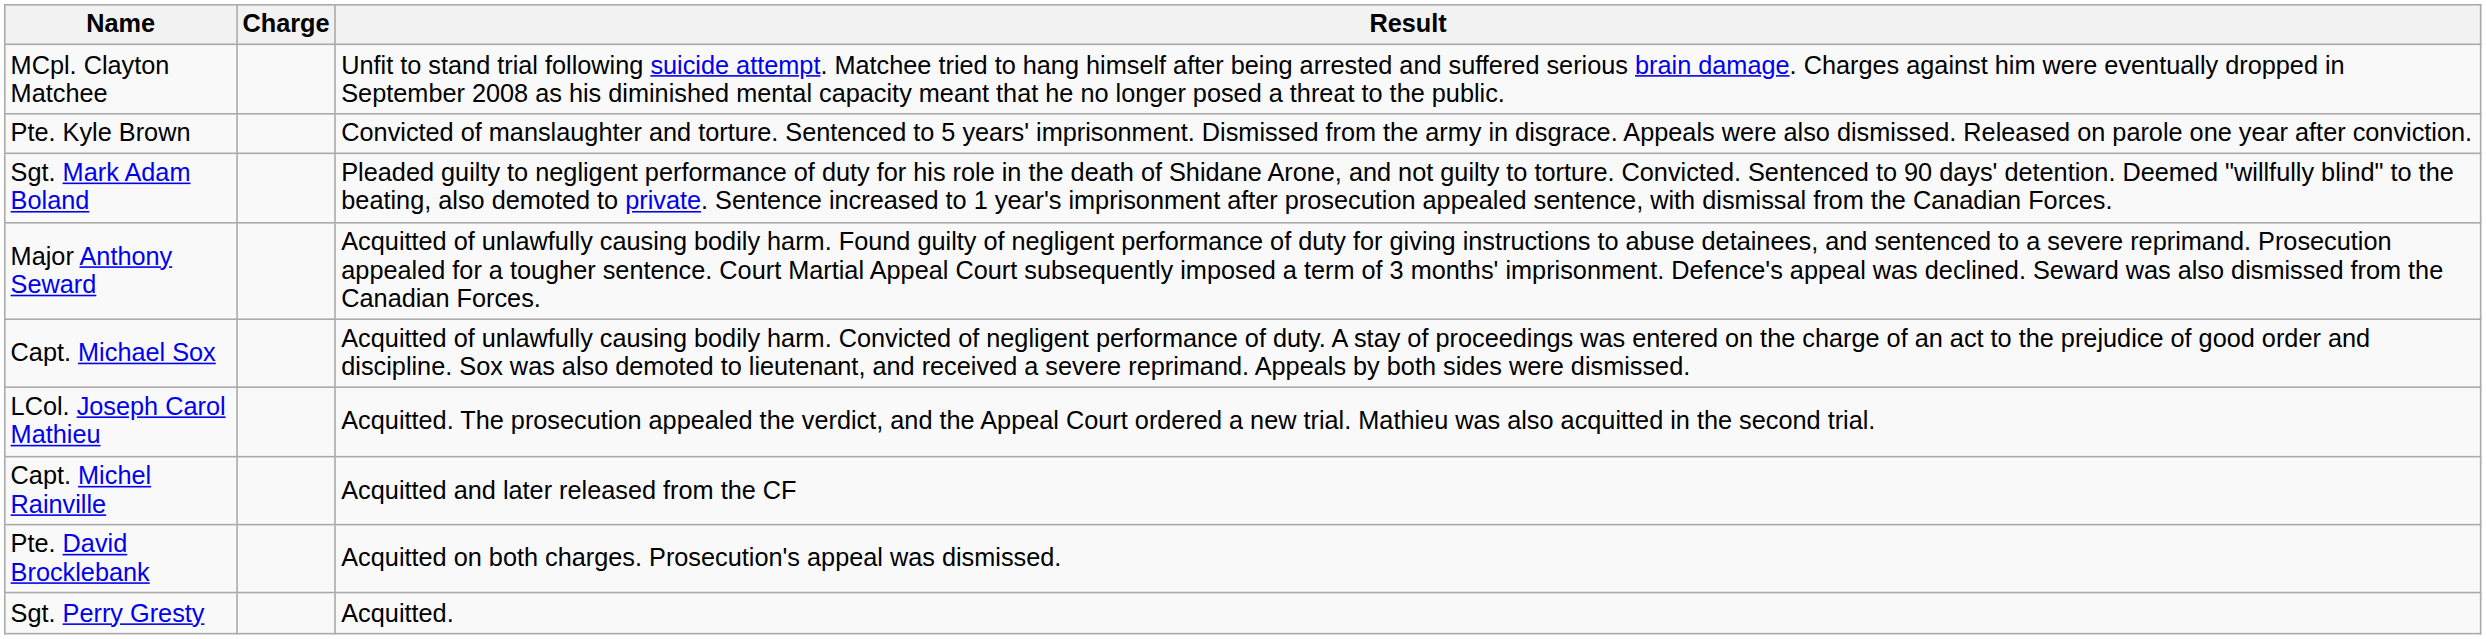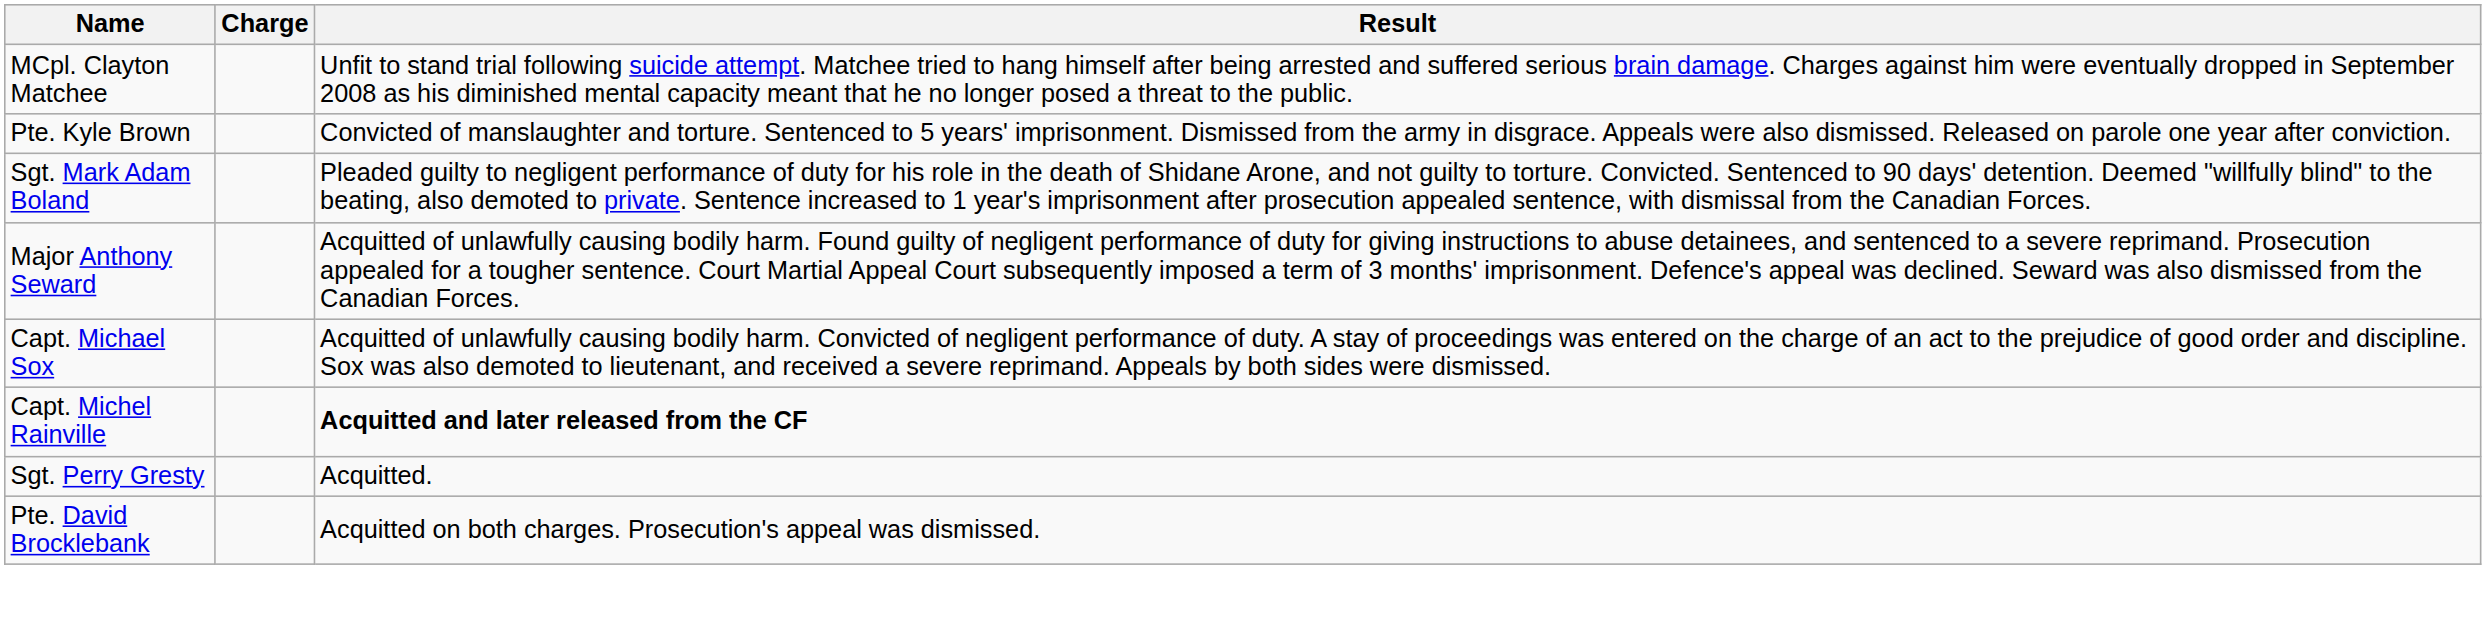- row: (118, 421)
(569, 490) normal -> (564, 421) bold
rows swapped: (108, 612) <-> (80, 558)
